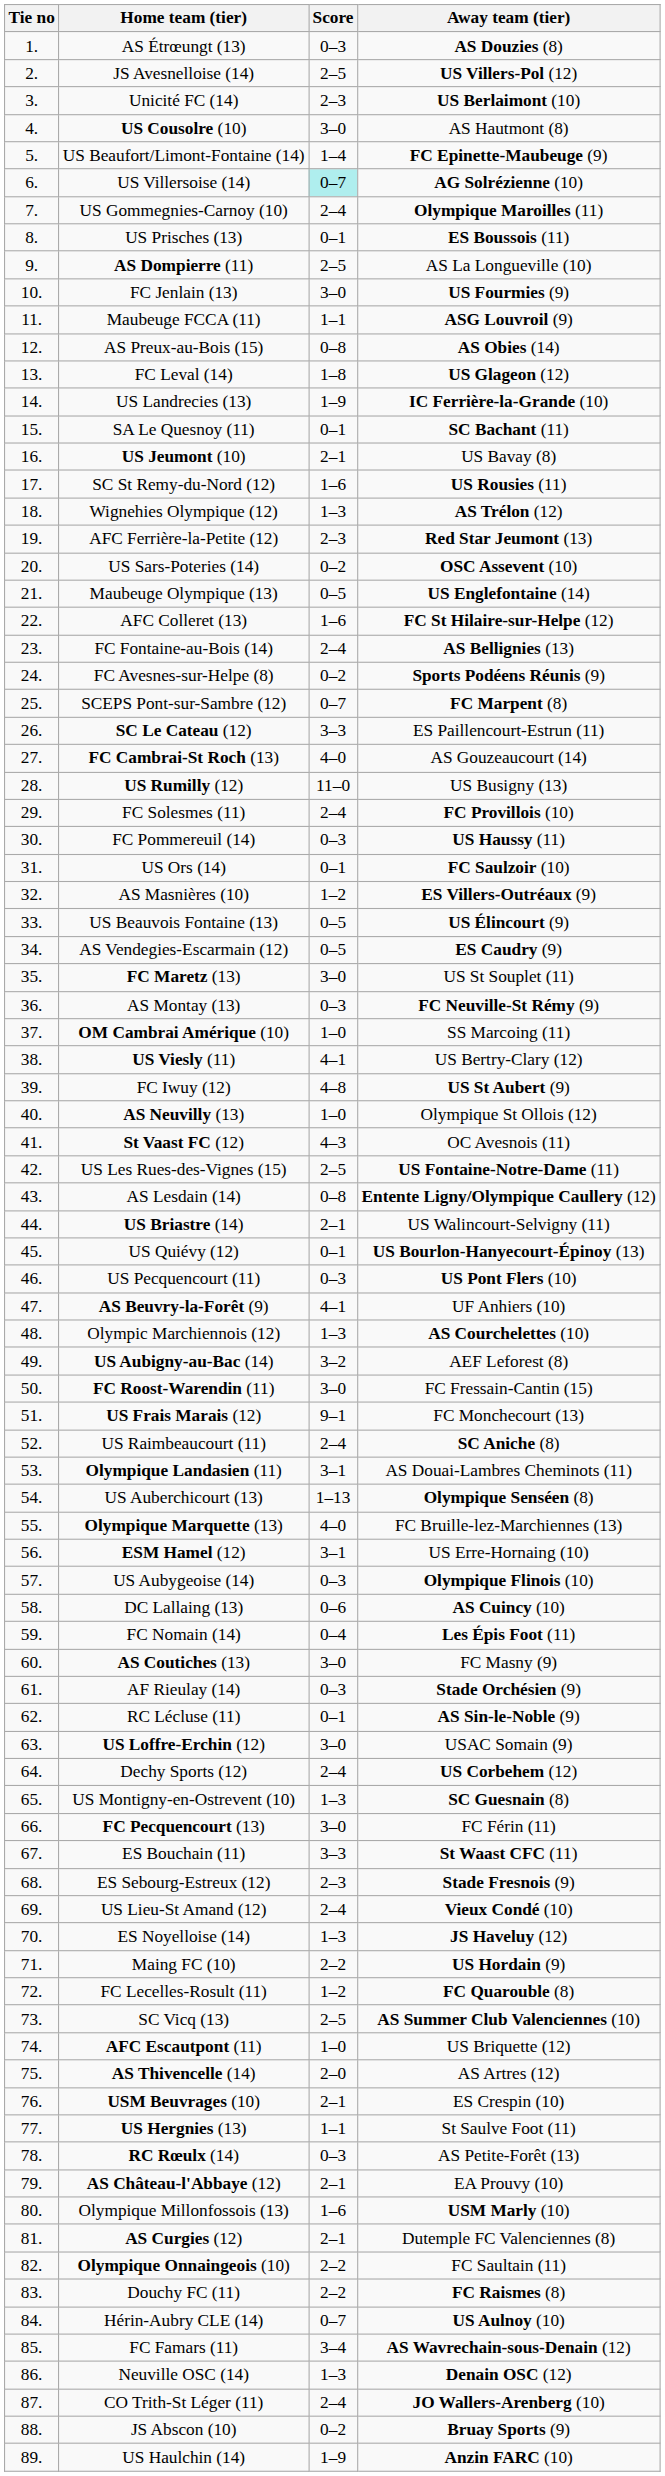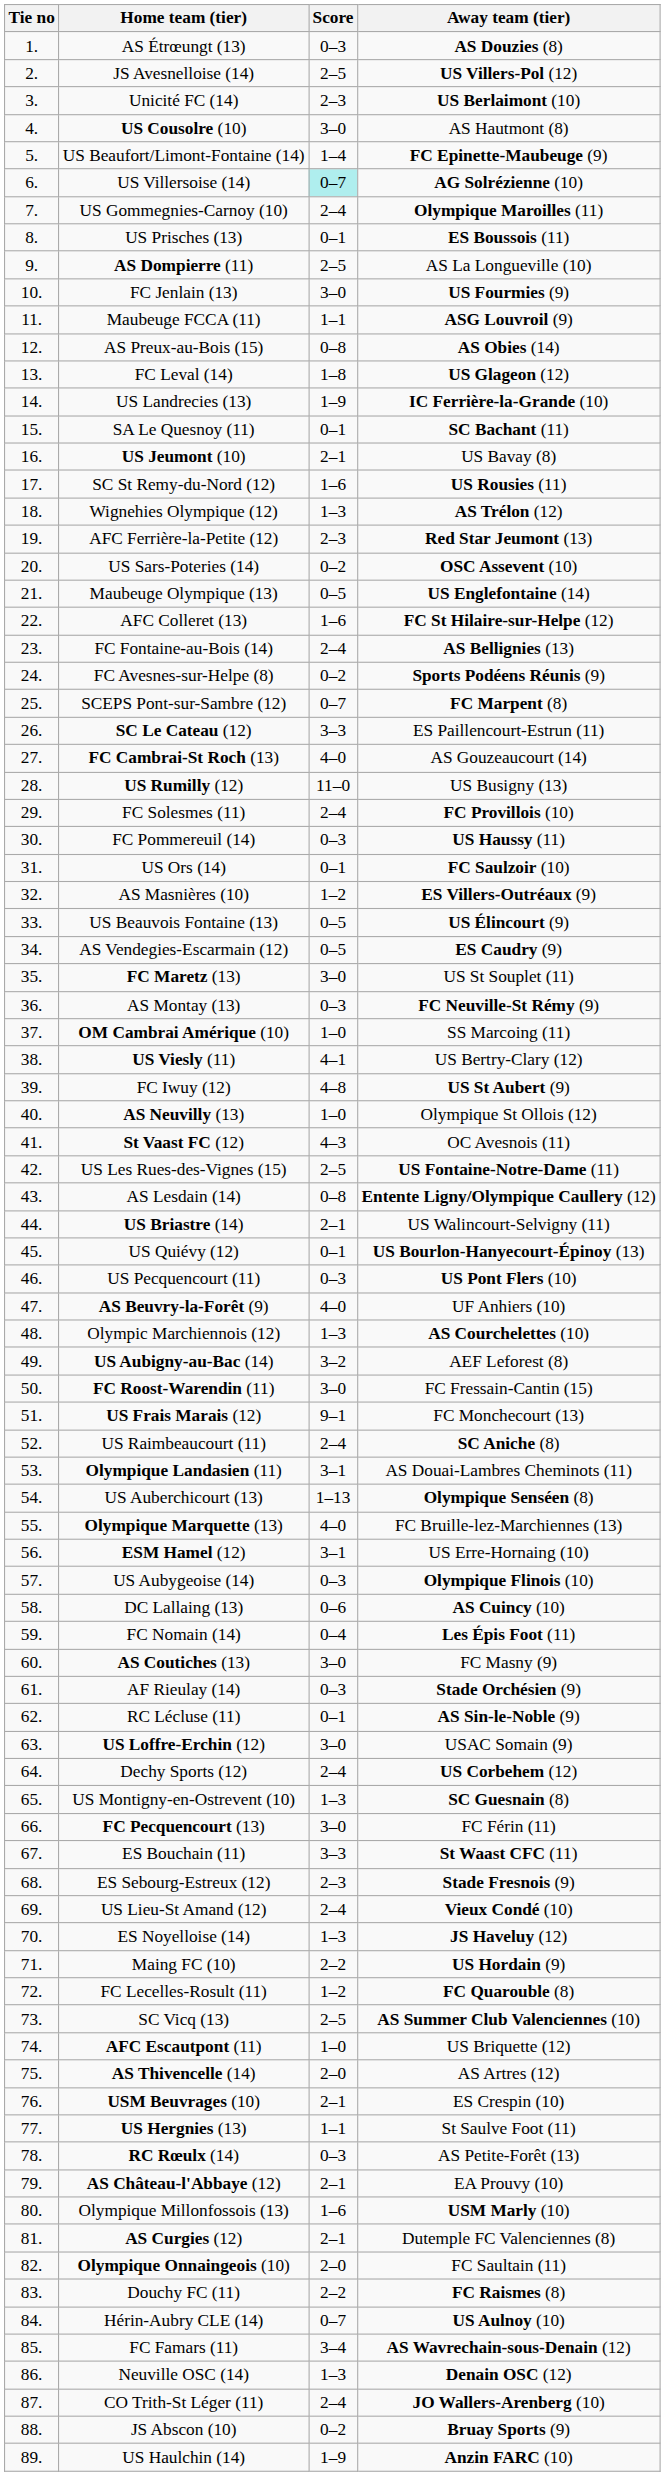(333, 1306) 4–1 -> (333, 1306) 4–0
(333, 2265) 2–2 -> (333, 2265) 2–0
